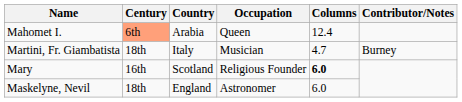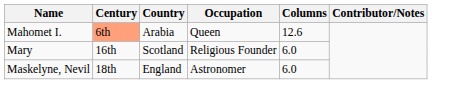(322, 32) 12.4 -> (292, 32) 12.6
- row: (64, 50)
(319, 69) bold -> (289, 50) normal
